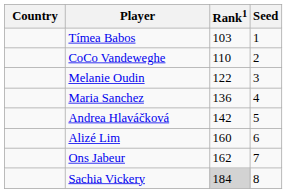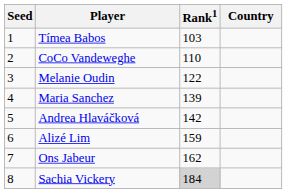columns swapped: (35, 16) <-> (266, 16)
(222, 98) 136 -> (192, 98) 139
(222, 138) 160 -> (192, 138) 159
